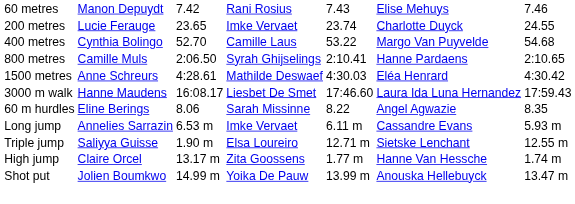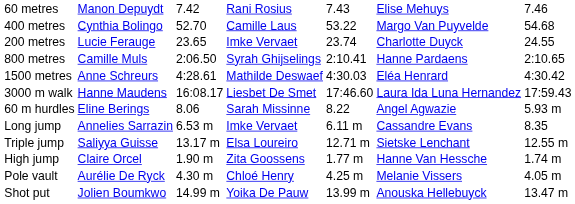rows swapped: (35, 25) <-> (35, 42)
(536, 109) 8.35 -> (543, 109) 5.93 m
(543, 126) 5.93 m -> (536, 126) 8.35
(195, 142) 1.90 m -> (198, 142) 13.17 m
(198, 159) 13.17 m -> (195, 159) 1.90 m
+ row: (31, 176)
